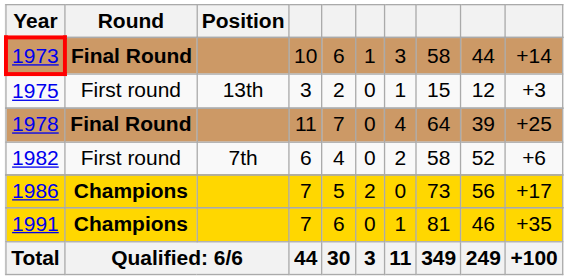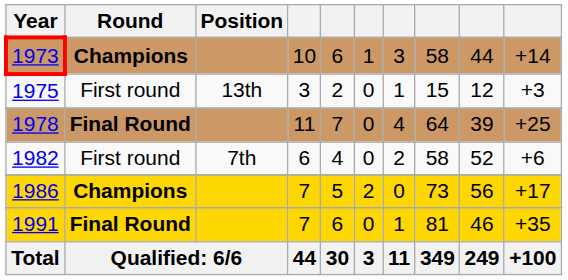(132, 55) Final Round -> (131, 55) Champions
(131, 224) Champions -> (130, 224) Final Round
